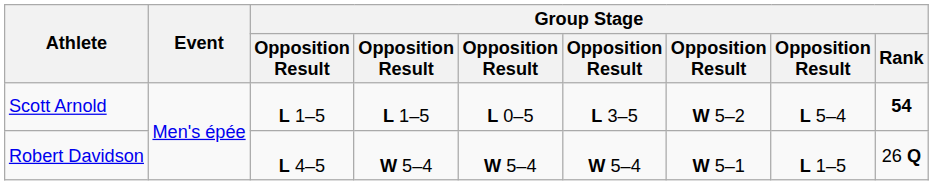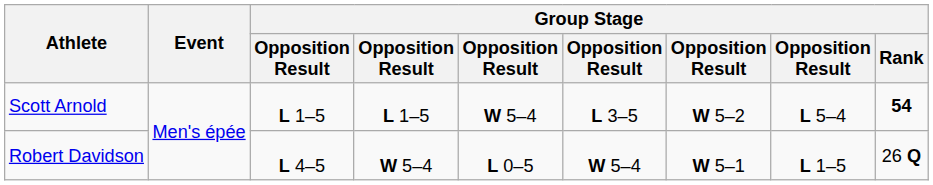(510, 117) L 0–5 -> (510, 117) W 5–4
(510, 166) W 5–4 -> (510, 166) L 0–5
